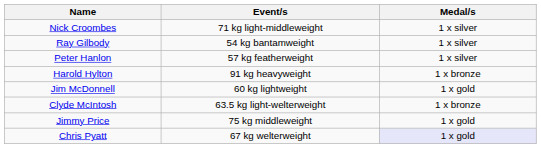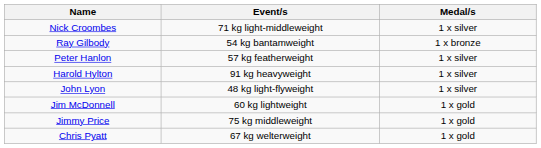(458, 43) 1 x silver -> (458, 43) 1 x bronze
(458, 74) 1 x bronze -> (458, 74) 1 x silver
+ row: (83, 89)
- row: (83, 105)
(458, 136) lavender background -> (458, 136) no background
